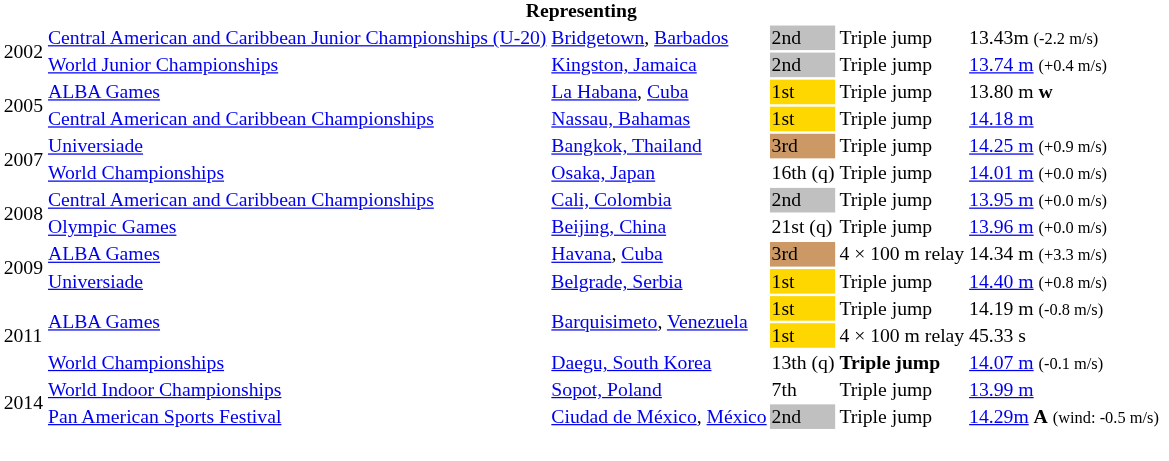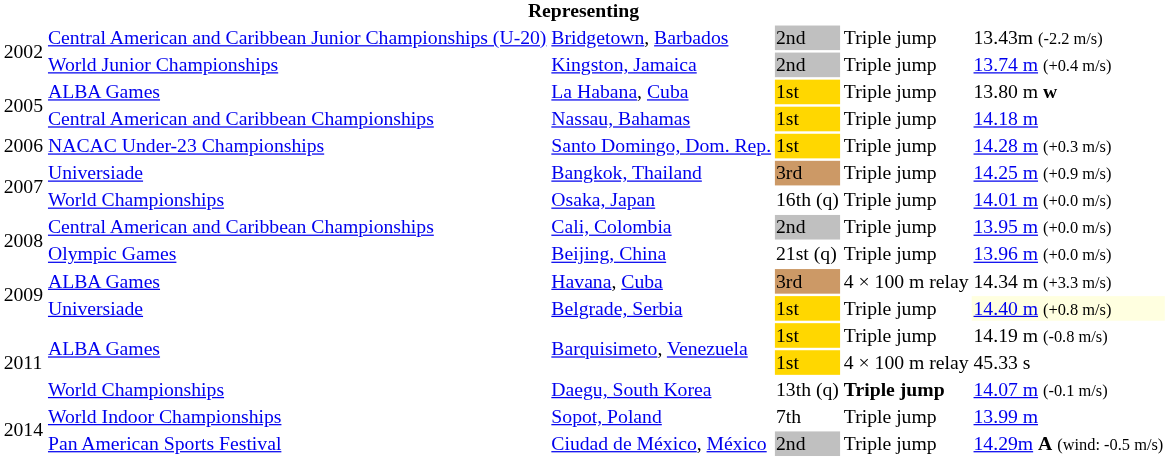+ row: (186, 145)
(1038, 281) no background -> (1042, 308) lightyellow background
